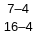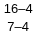rows swapped: (18, 26) <-> (18, 9)
